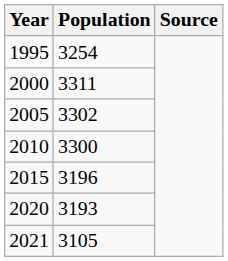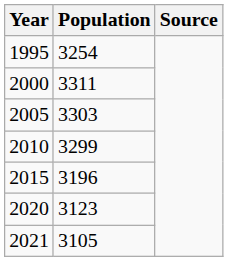(78, 114) 3302 -> (78, 114) 3303
(78, 146) 3300 -> (78, 146) 3299
(78, 209) 3193 -> (78, 209) 3123
